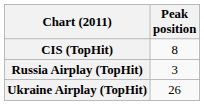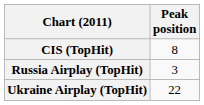(175, 89) 26 -> (175, 89) 22
